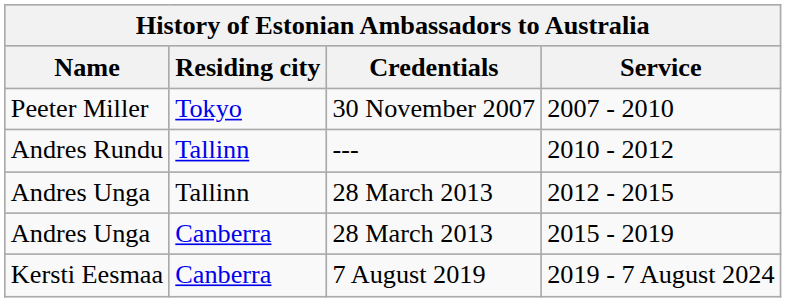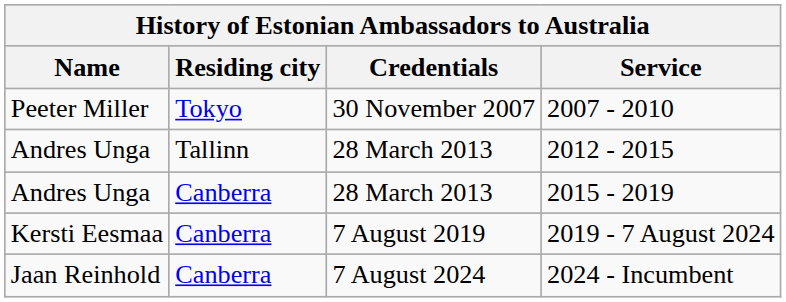- row: (611, 150)
+ row: (640, 274)
